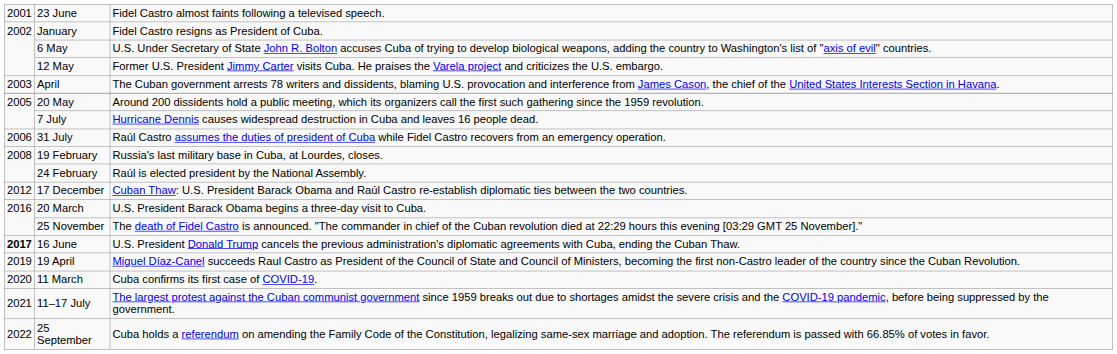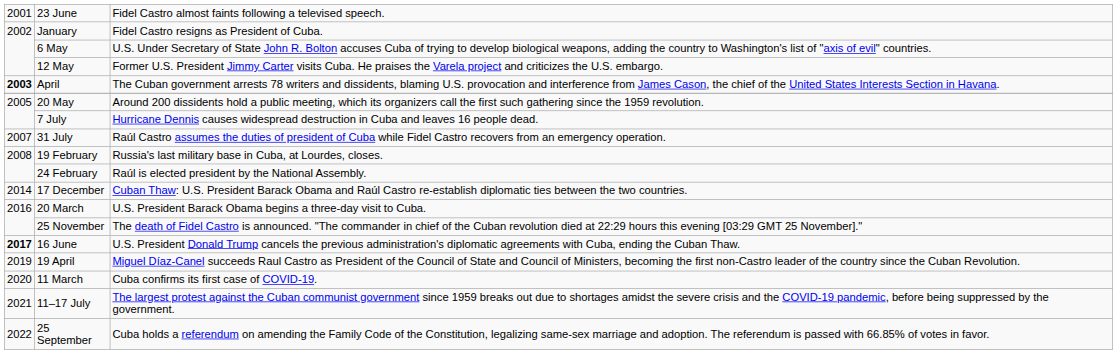(19, 84) normal -> (19, 84) bold
(19, 137) 2006 -> (19, 137) 2007
(19, 191) 2012 -> (19, 191) 2014
